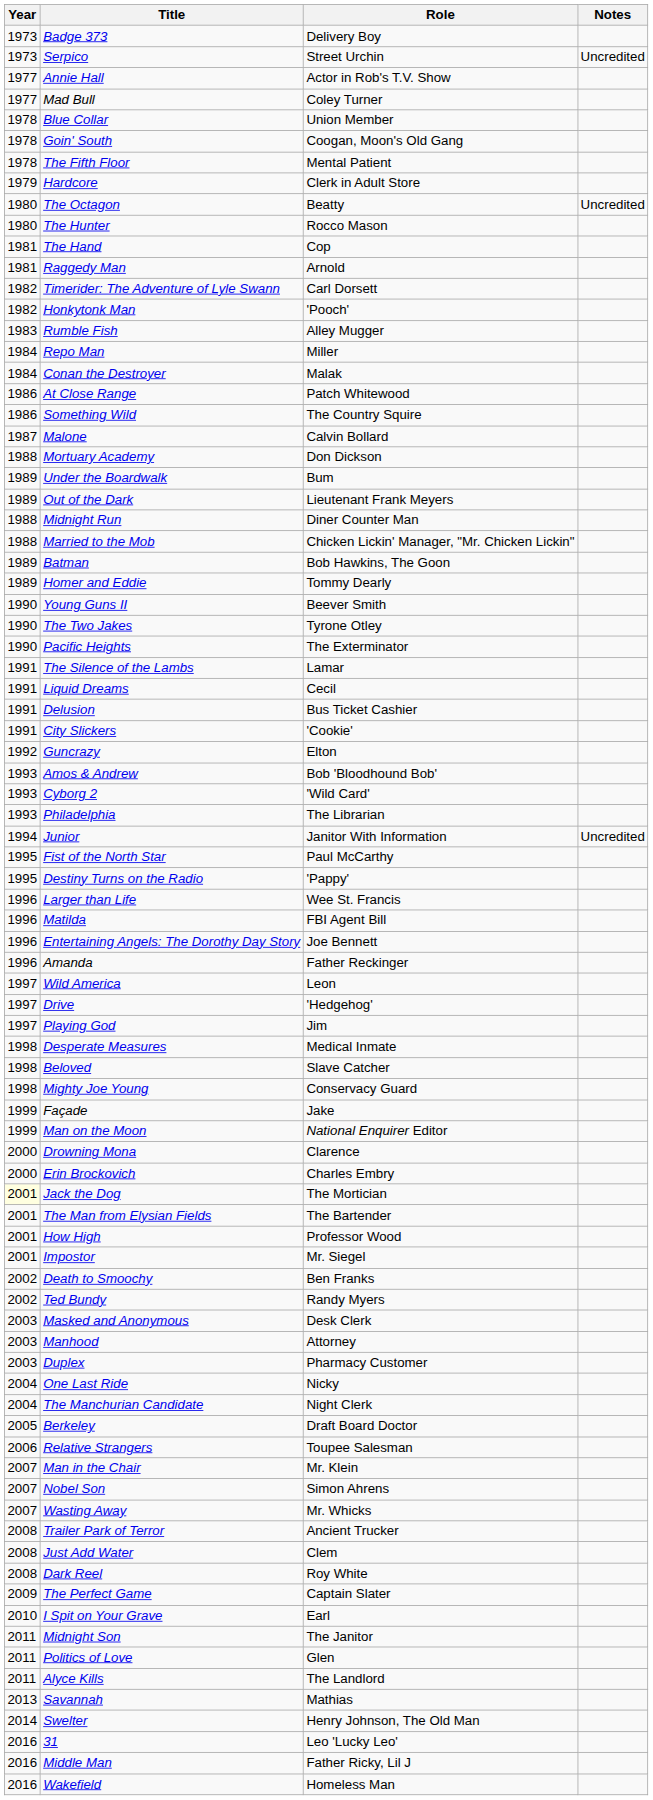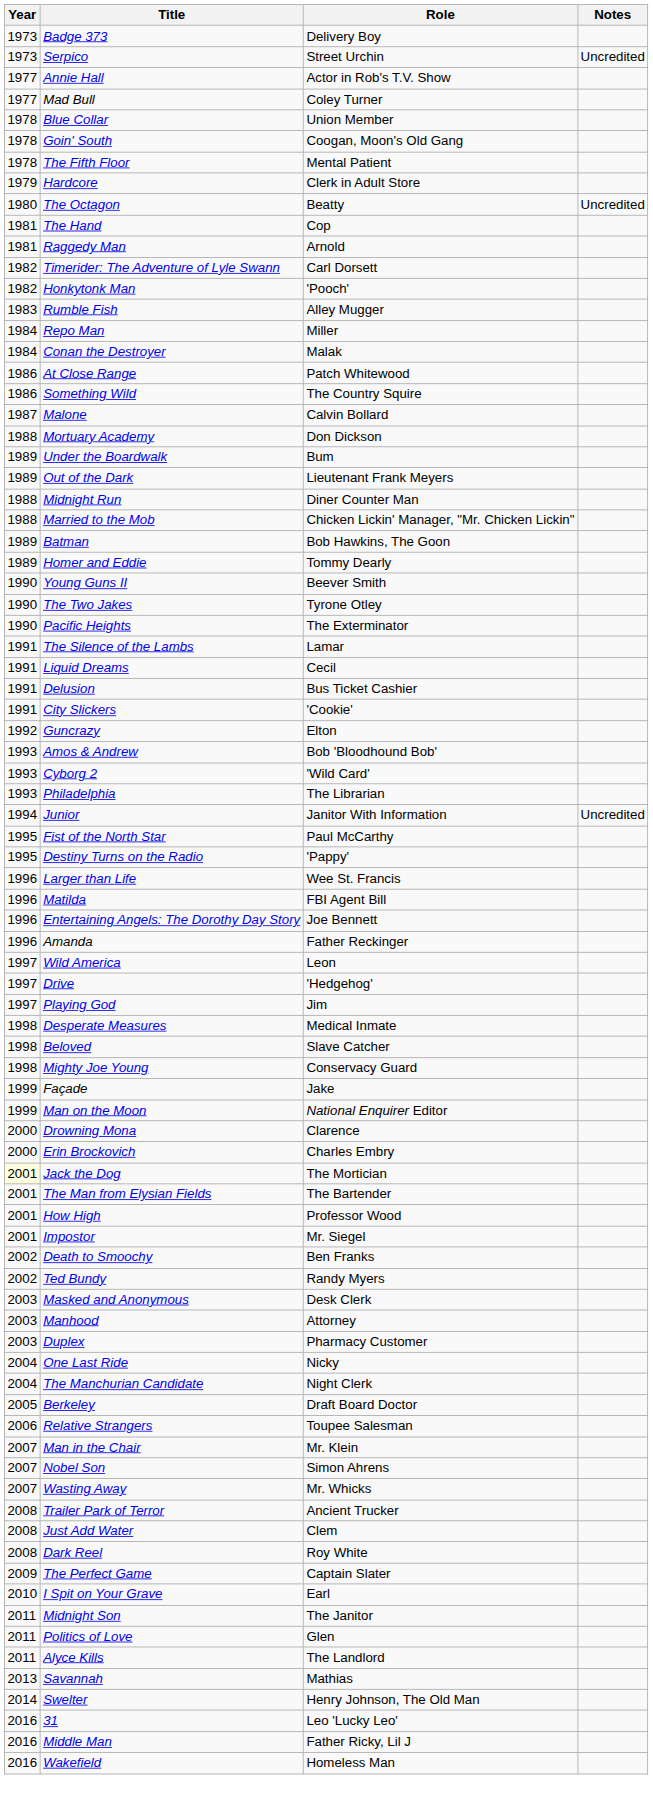- row: (76, 225)
